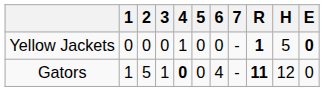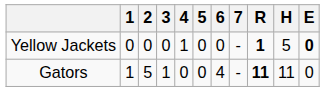(183, 72) bold -> (184, 72) normal
(286, 72) 12 -> (286, 72) 11
